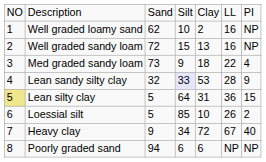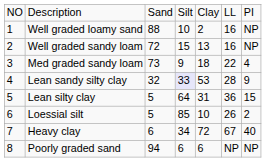(154, 30) 62 -> (154, 30) 88
(10, 98) khaki background -> (10, 98) no background
(151, 132) 9 -> (151, 132) 6
